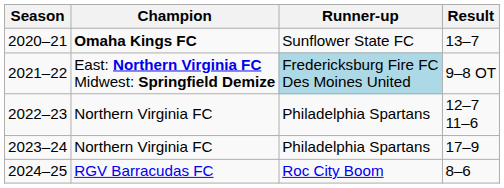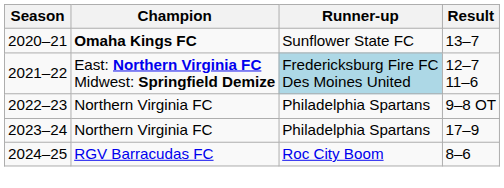(471, 73) 9–8 OT -> (462, 73) 12–7 11–6
(462, 114) 12–7 11–6 -> (471, 105) 9–8 OT
